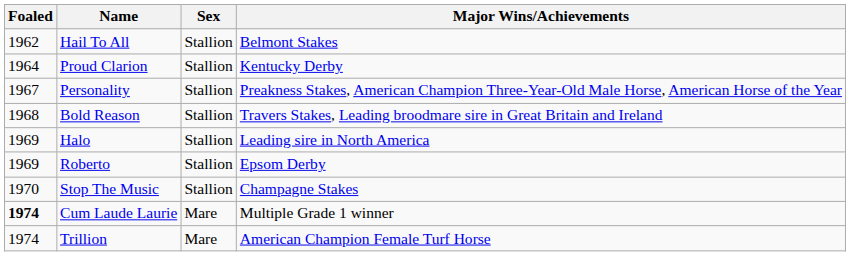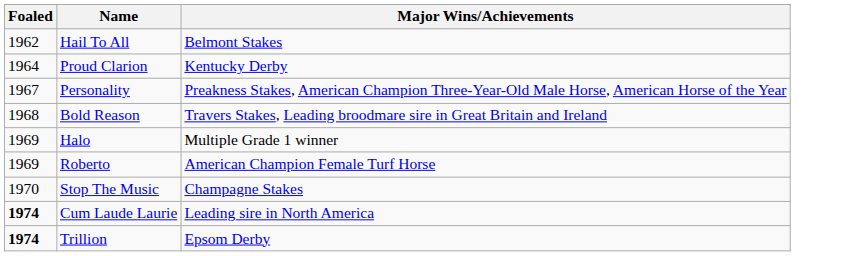- column: (209, 16)
(335, 139) Leading sire in North America -> (261, 139) Multiple Grade 1 winner
(283, 164) Epsom Derby -> (310, 164) American Champion Female Turf Horse
(317, 213) Multiple Grade 1 winner -> (279, 213) Leading sire in North America
(24, 238) normal -> (24, 238) bold
(365, 238) American Champion Female Turf Horse -> (227, 238) Epsom Derby
